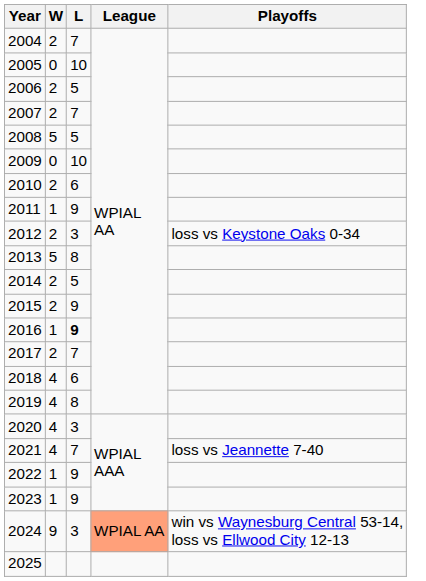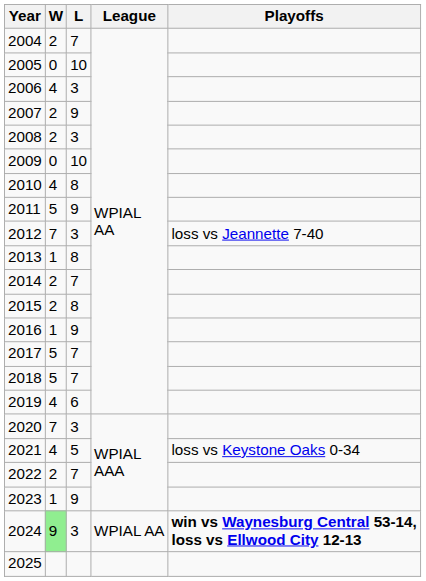(53, 88) 2 -> (53, 88) 4
(74, 88) 5 -> (74, 88) 3
(74, 112) 7 -> (74, 112) 9
(53, 137) 5 -> (53, 137) 2
(74, 137) 5 -> (74, 137) 3
(53, 185) 2 -> (53, 185) 4
(74, 185) 6 -> (74, 185) 8
(53, 209) 1 -> (53, 209) 5
(53, 233) 2 -> (53, 233) 7
(266, 233) loss vs Keystone Oaks 0-34 -> (248, 233) loss vs Jeannette 7-40
(53, 257) 5 -> (53, 257) 1
(74, 281) 5 -> (74, 281) 7
(74, 305) 9 -> (74, 305) 8
(74, 329) bold -> (74, 329) normal
(53, 354) 2 -> (53, 354) 5
(53, 378) 4 -> (53, 378) 5
(74, 378) 6 -> (74, 378) 7
(74, 402) 8 -> (74, 402) 6
(53, 426) 4 -> (53, 426) 7
(74, 450) 7 -> (74, 450) 5
(248, 450) loss vs Jeannette 7-40 -> (266, 450) loss vs Keystone Oaks 0-34
(53, 474) 1 -> (53, 474) 2
(74, 474) 9 -> (74, 474) 7
(53, 531) no background -> (53, 531) lightgreen background
(129, 531) lightsalmon background -> (129, 531) no background
(287, 531) normal -> (294, 531) bold
